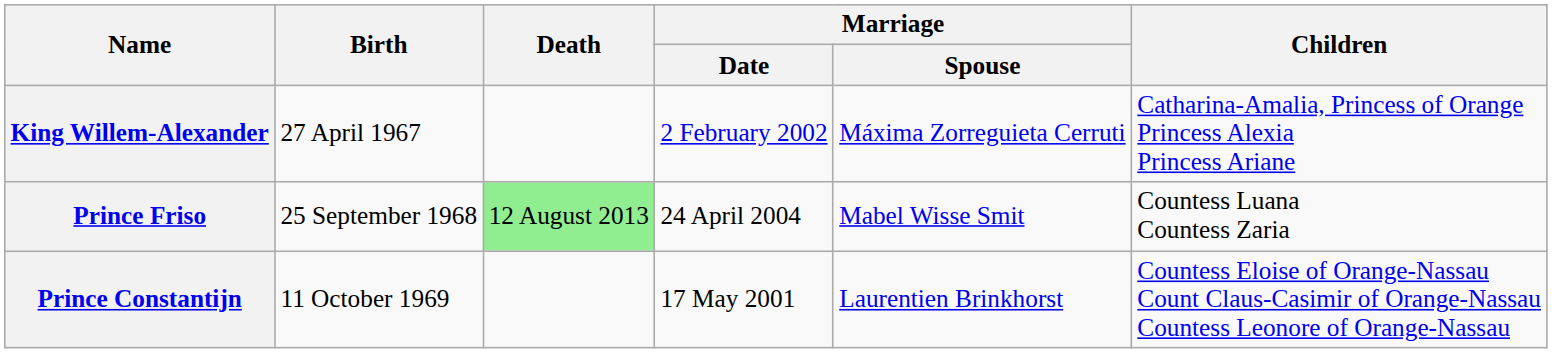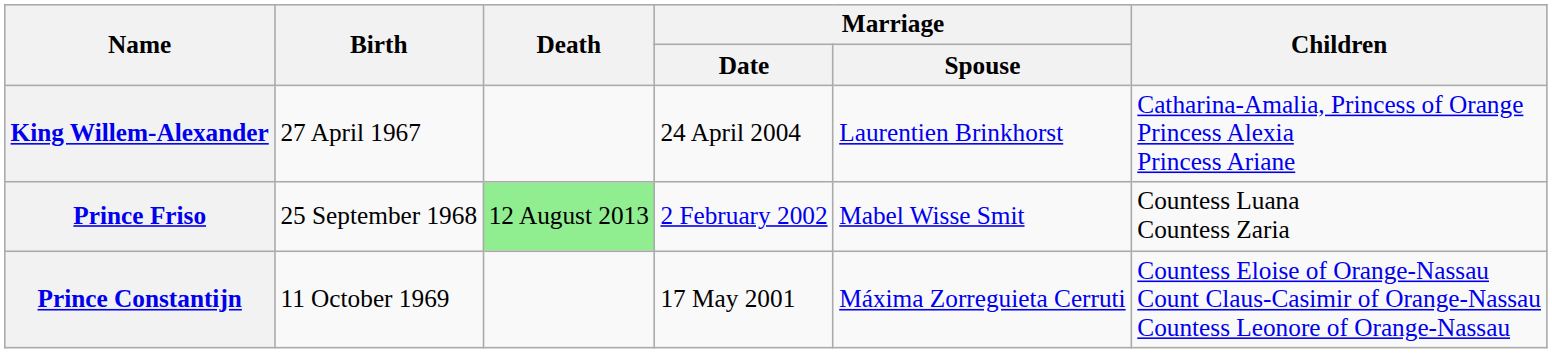(744, 133) 2 February 2002 -> (731, 133) 24 April 2004
(982, 133) Máxima Zorreguieta Cerruti -> (951, 133) Laurentien Brinkhorst
(731, 215) 24 April 2004 -> (744, 215) 2 February 2002
(951, 298) Laurentien Brinkhorst -> (982, 298) Máxima Zorreguieta Cerruti
